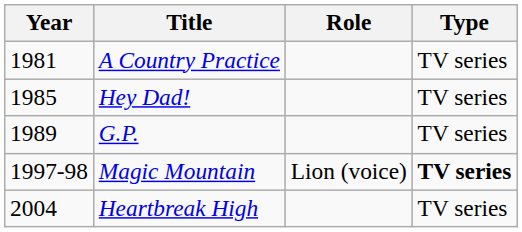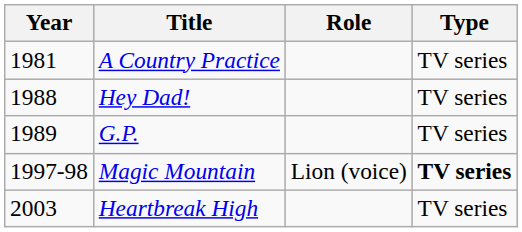(33, 97) 1985 -> (33, 97) 1988
(33, 208) 2004 -> (33, 208) 2003
